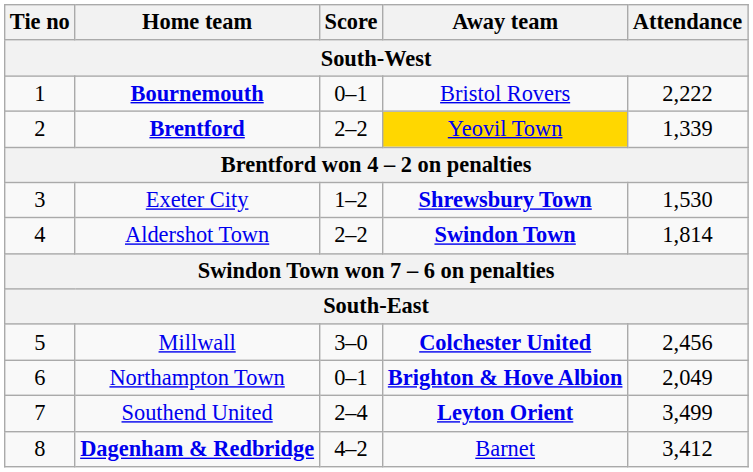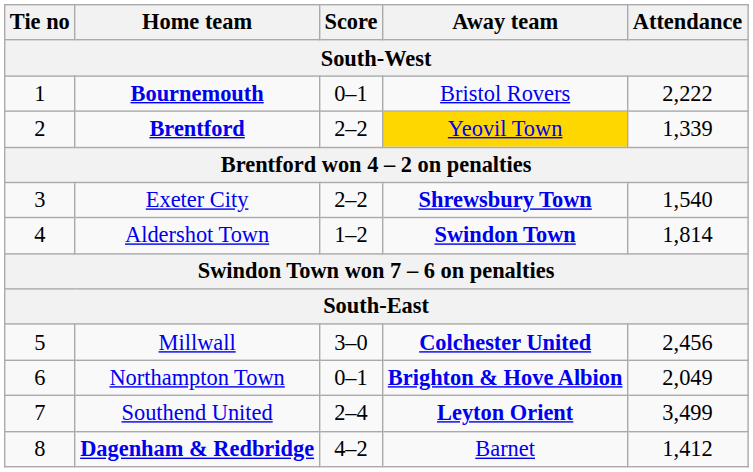(351, 199) 1–2 -> (351, 199) 2–2
(688, 199) 1,530 -> (688, 199) 1,540
(351, 235) 2–2 -> (351, 235) 1–2
(688, 448) 3,412 -> (688, 448) 1,412
